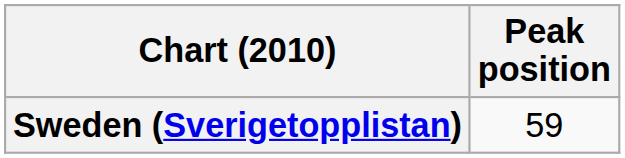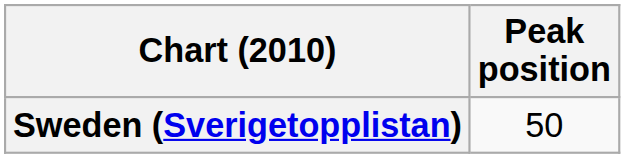(544, 124) 59 -> (544, 124) 50
